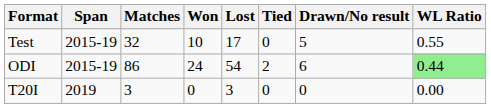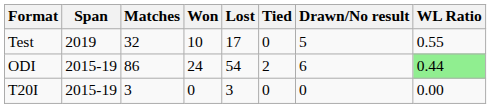(91, 41) 2015-19 -> (81, 41) 2019
(81, 90) 2019 -> (91, 90) 2015-19
